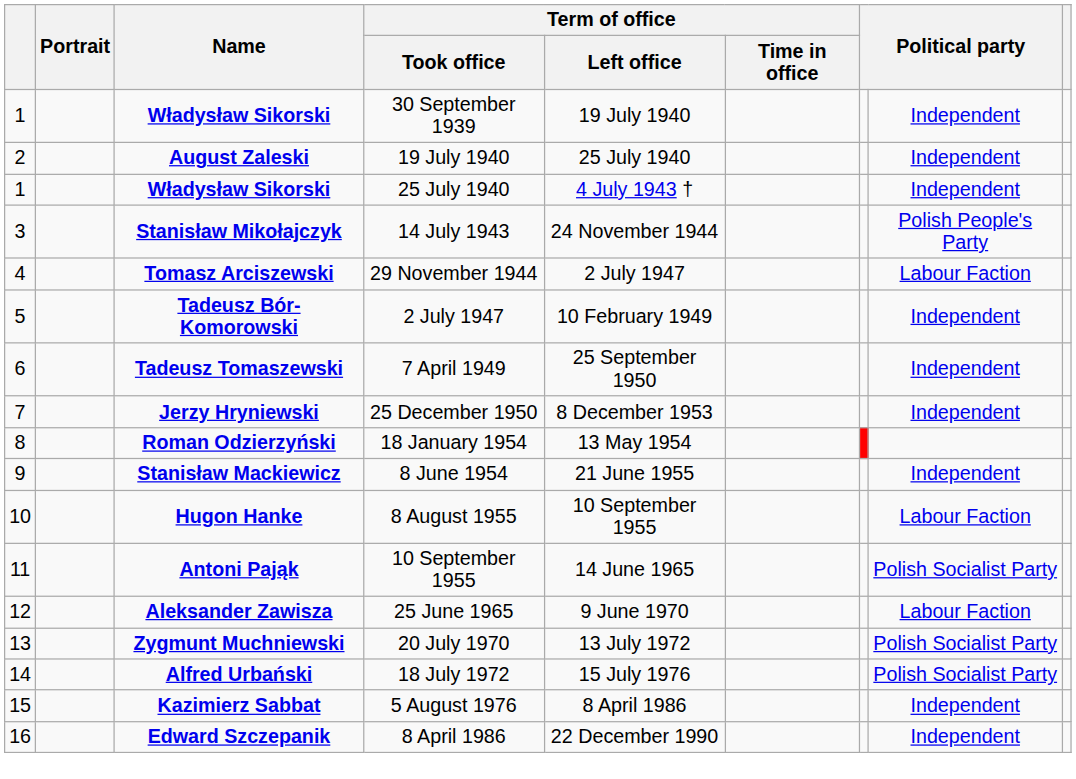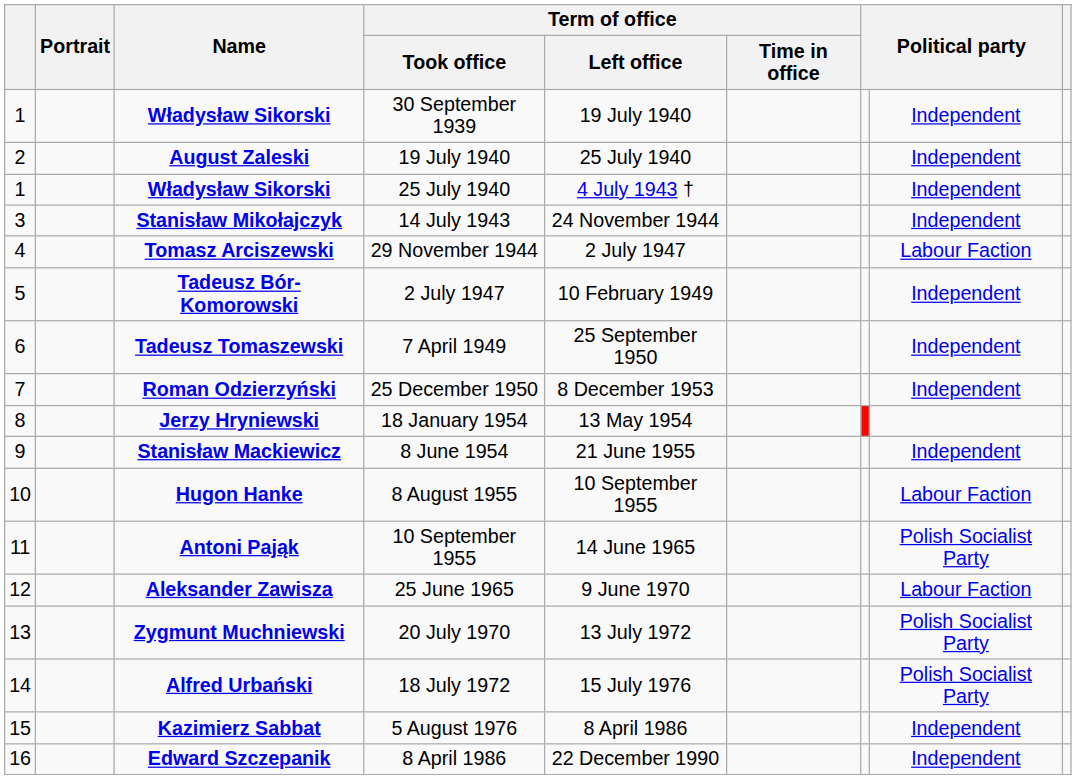(965, 231) Polish People's Party -> (966, 220) Independent
(239, 411) Jerzy Hryniewski -> (239, 389) Roman Odzierzyński
(239, 442) Roman Odzierzyński -> (239, 420) Jerzy Hryniewski
